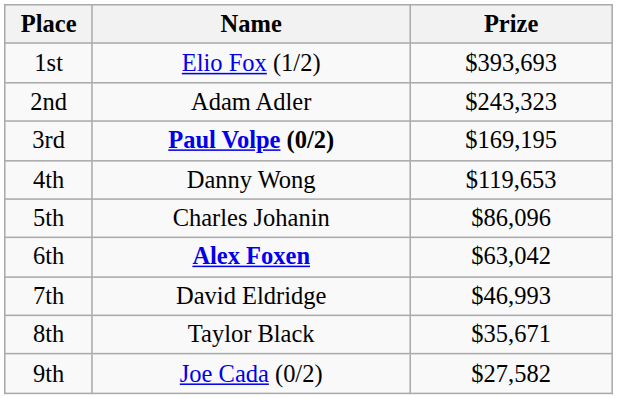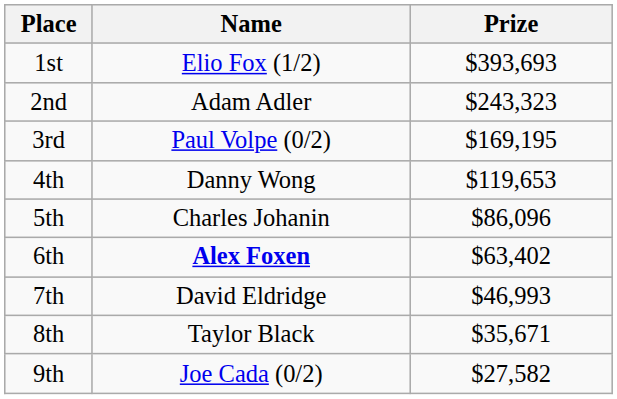(251, 140) bold -> (251, 140) normal
(511, 256) $63,042 -> (511, 256) $63,402
